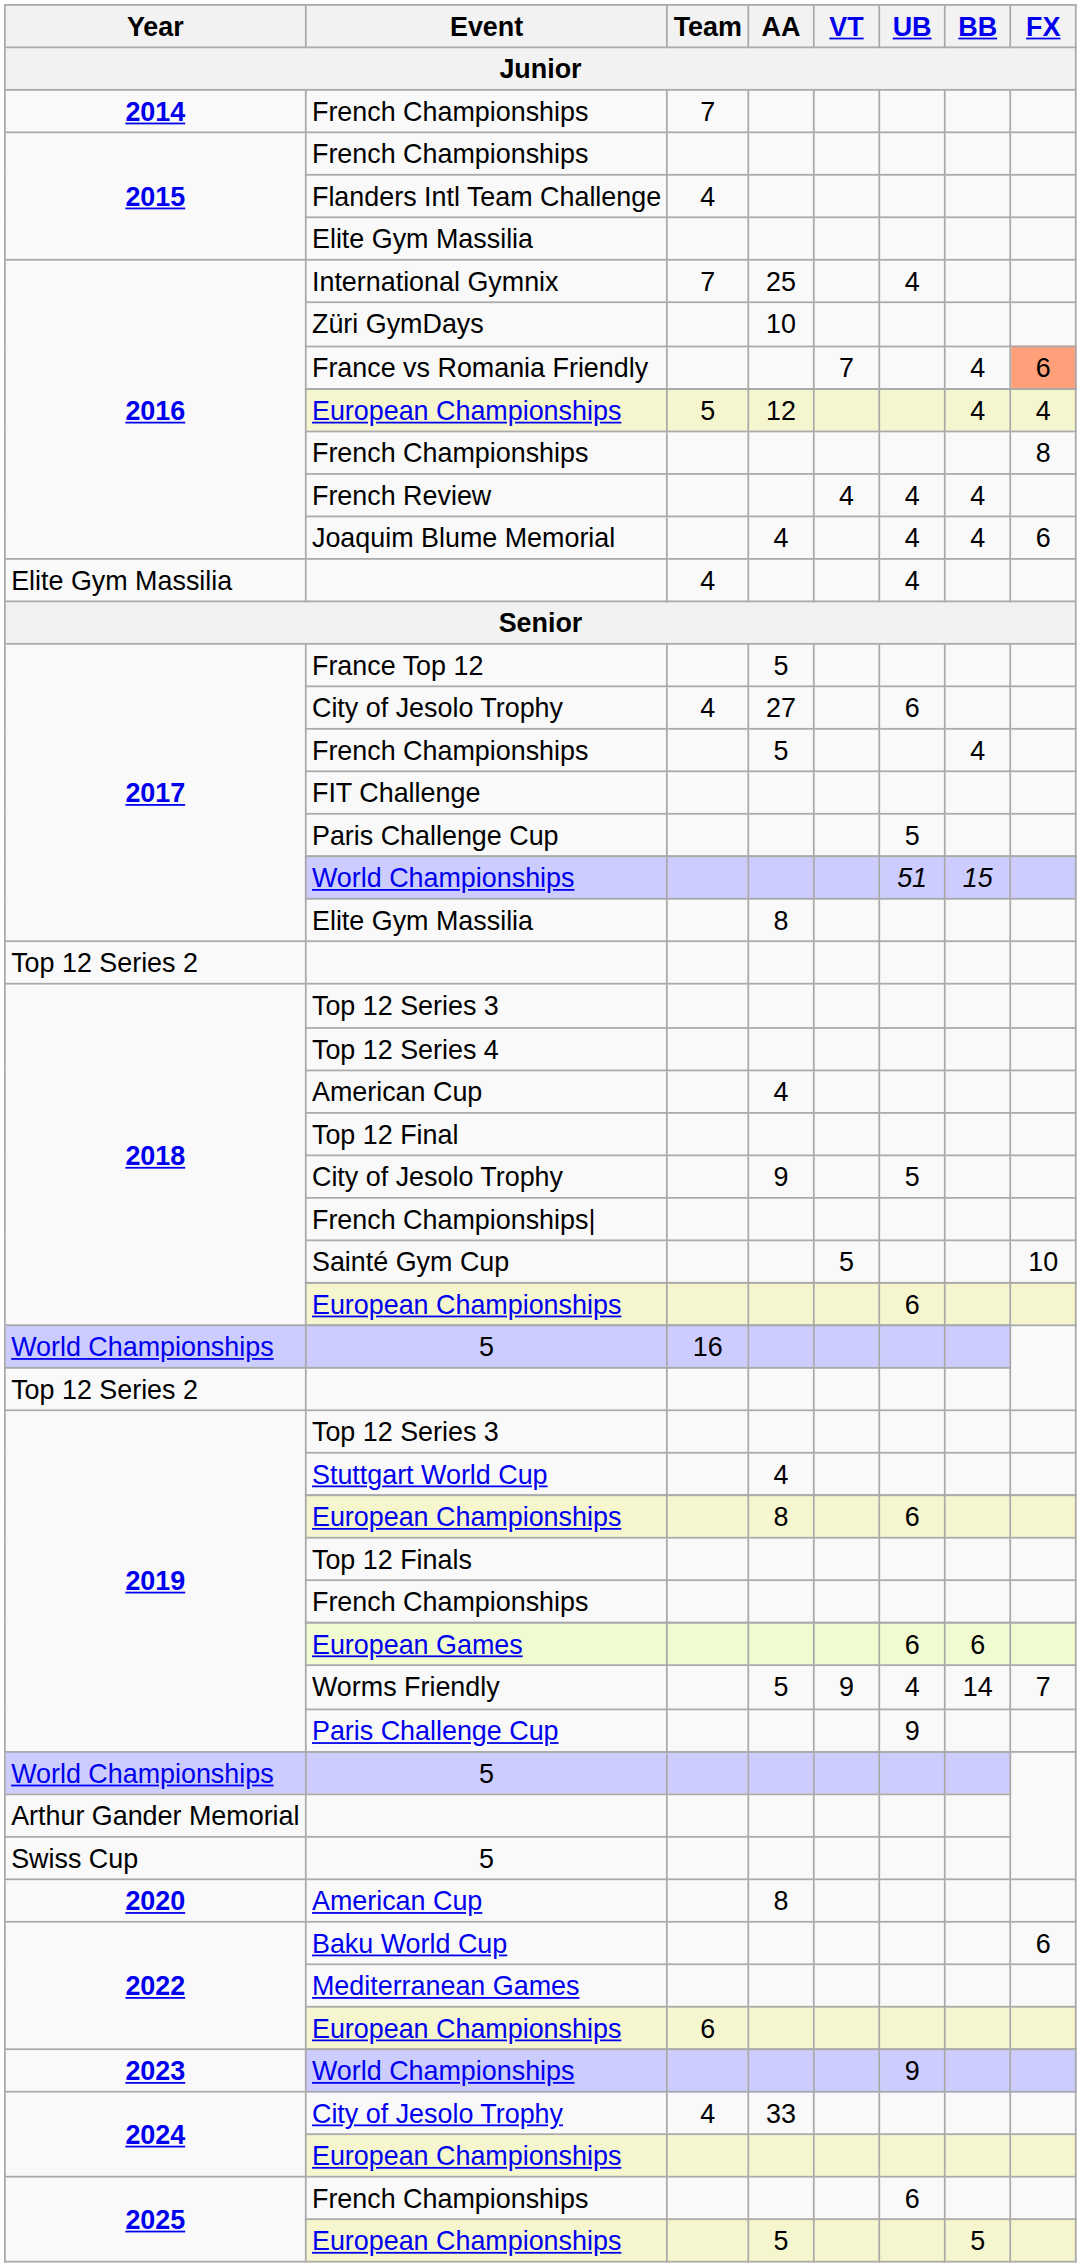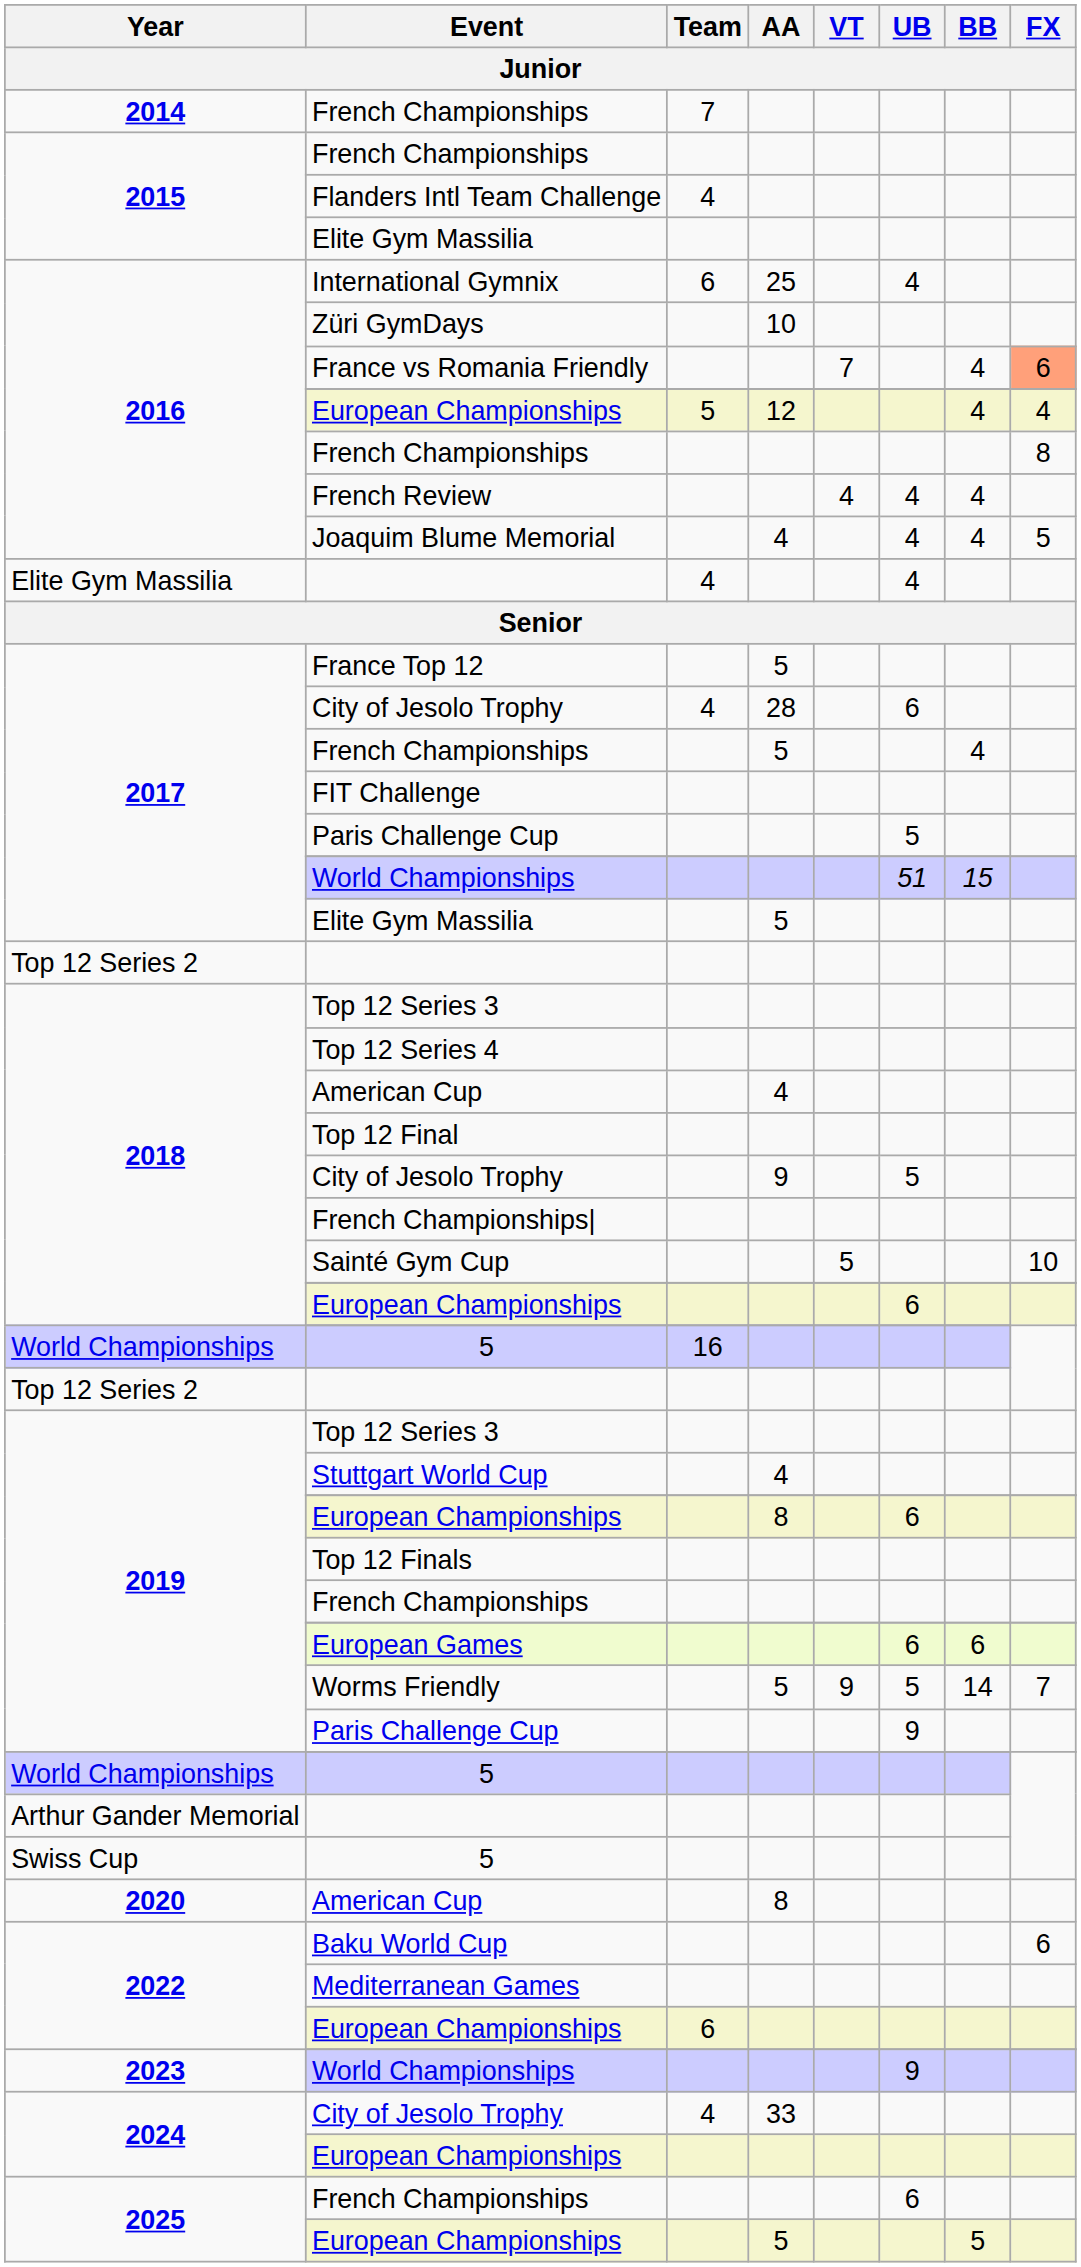(708, 282) 7 -> (708, 282) 6
(1043, 537) 6 -> (1043, 537) 5
(781, 708) 27 -> (781, 708) 28
(781, 921) 8 -> (781, 921) 5
(912, 1687) 4 -> (912, 1687) 5
